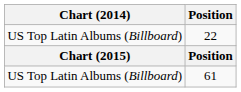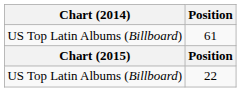rows swapped: (210, 35) <-> (210, 76)
